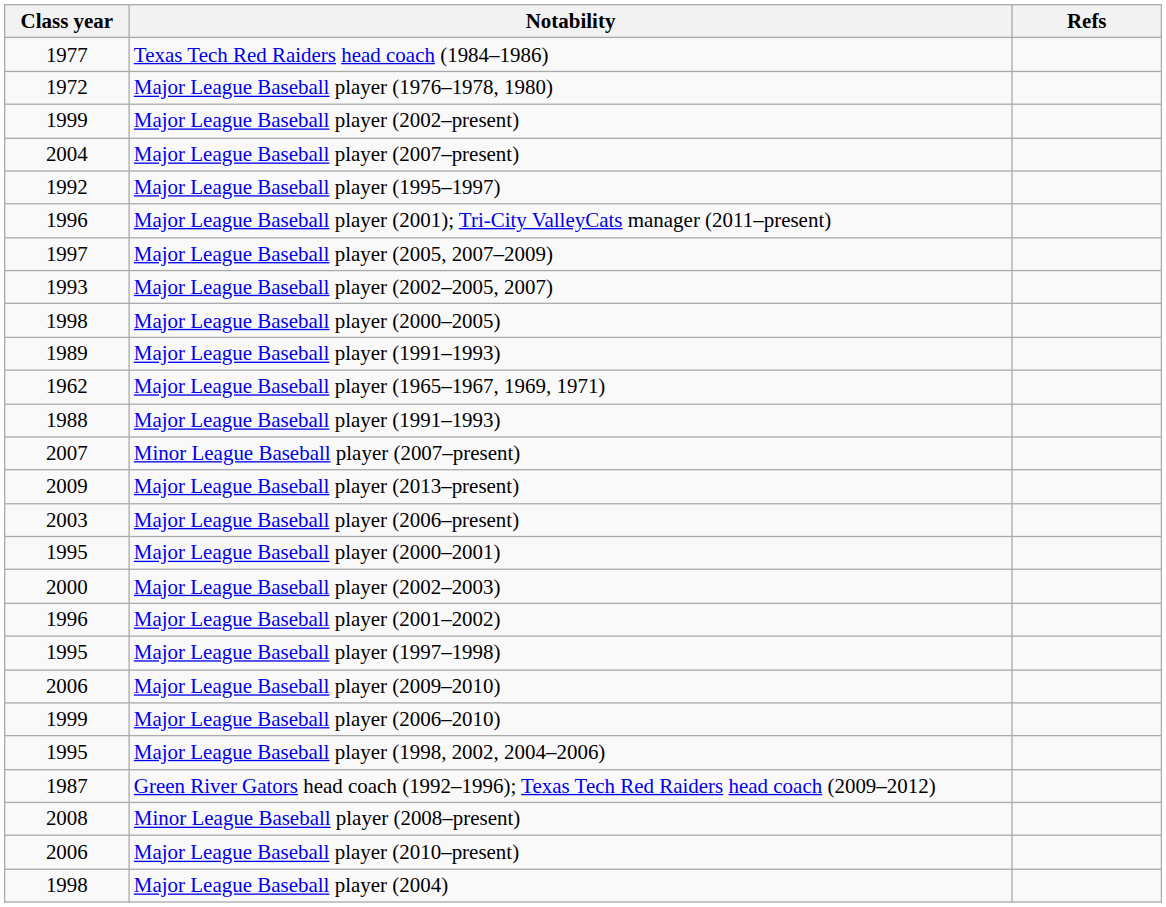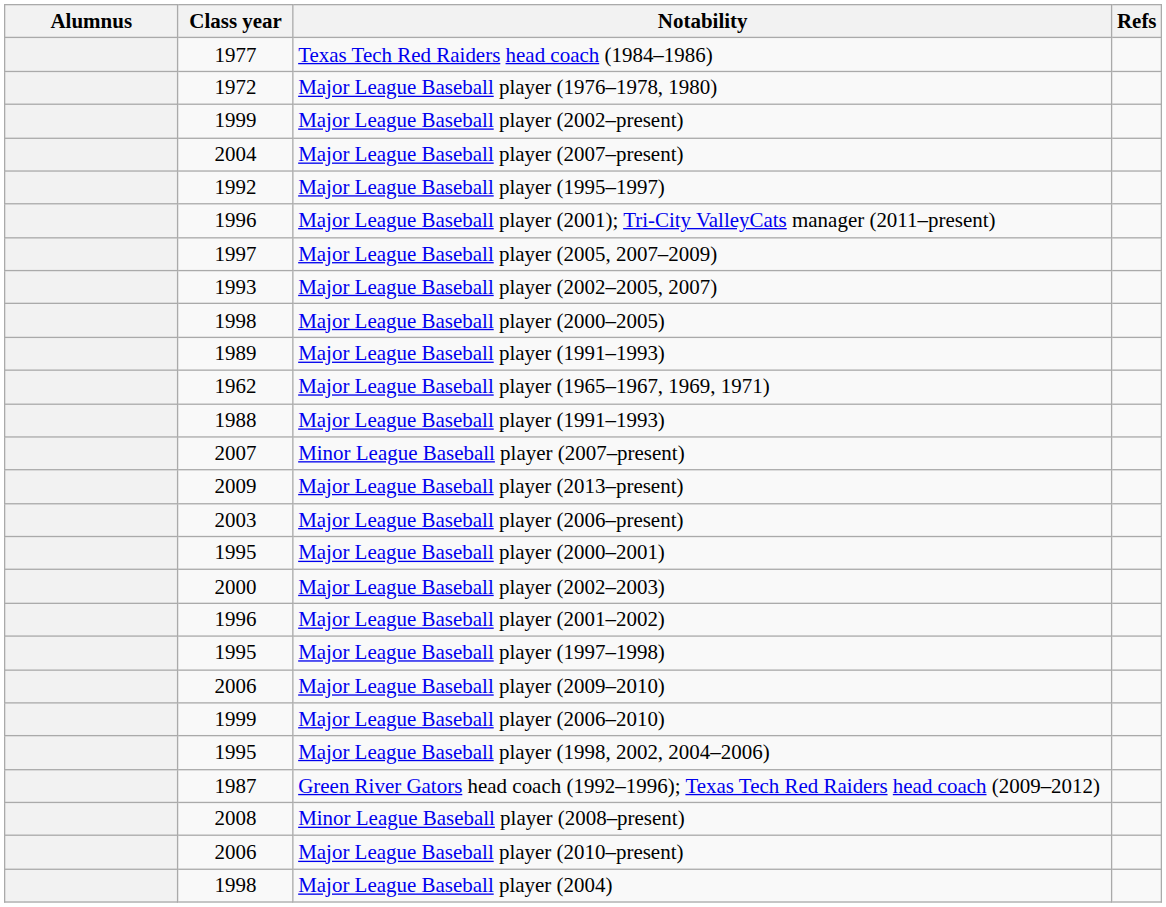+ column: (91, 21)
